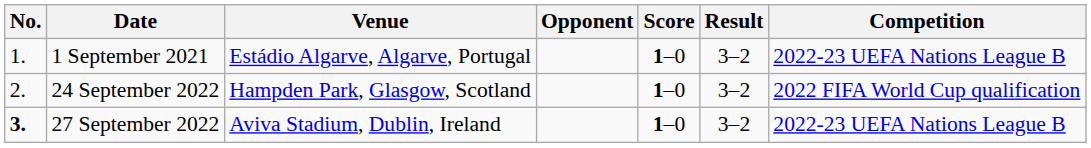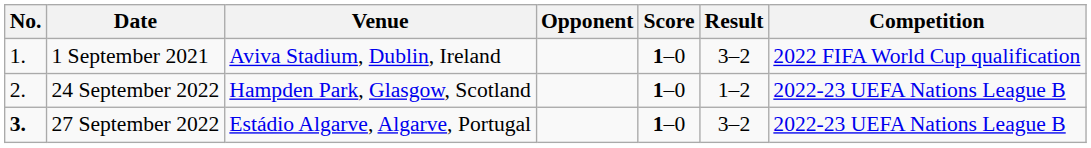(380, 55) Estádio Algarve, Algarve, Portugal -> (365, 55) Aviva Stadium, Dublin, Ireland
(920, 55) 2022-23 UEFA Nations League B -> (927, 55) 2022 FIFA World Cup qualification
(734, 90) 3–2 -> (734, 90) 1–2
(927, 90) 2022 FIFA World Cup qualification -> (920, 90) 2022-23 UEFA Nations League B
(365, 124) Aviva Stadium, Dublin, Ireland -> (380, 124) Estádio Algarve, Algarve, Portugal
